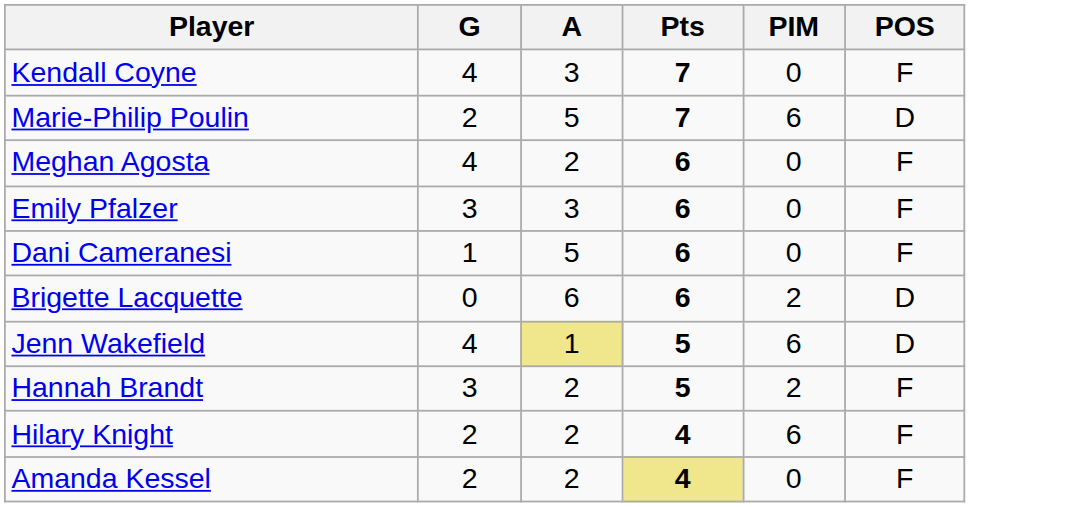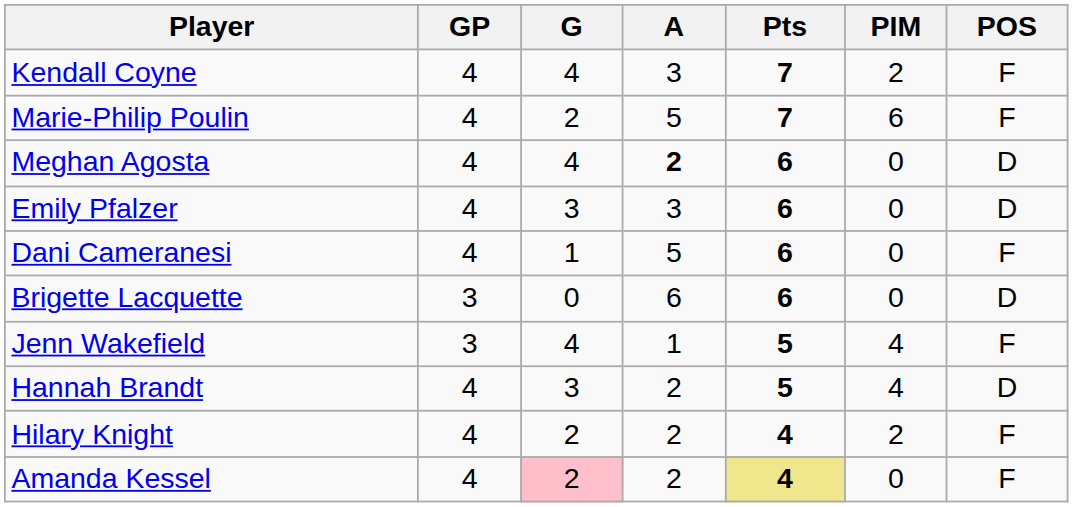+ column: (470, 27)
(794, 72) 0 -> (896, 72) 2
(905, 117) D -> (1007, 117) F
(572, 162) normal -> (674, 162) bold
(905, 162) F -> (1007, 162) D
(905, 207) F -> (1007, 207) D
(794, 298) 2 -> (896, 298) 0
(572, 343) khaki background -> (674, 343) no background
(794, 343) 6 -> (896, 343) 4
(905, 343) D -> (1007, 343) F
(794, 388) 2 -> (896, 388) 4
(905, 388) F -> (1007, 388) D
(794, 433) 6 -> (896, 433) 2
(470, 478) no background -> (572, 478) pink background
